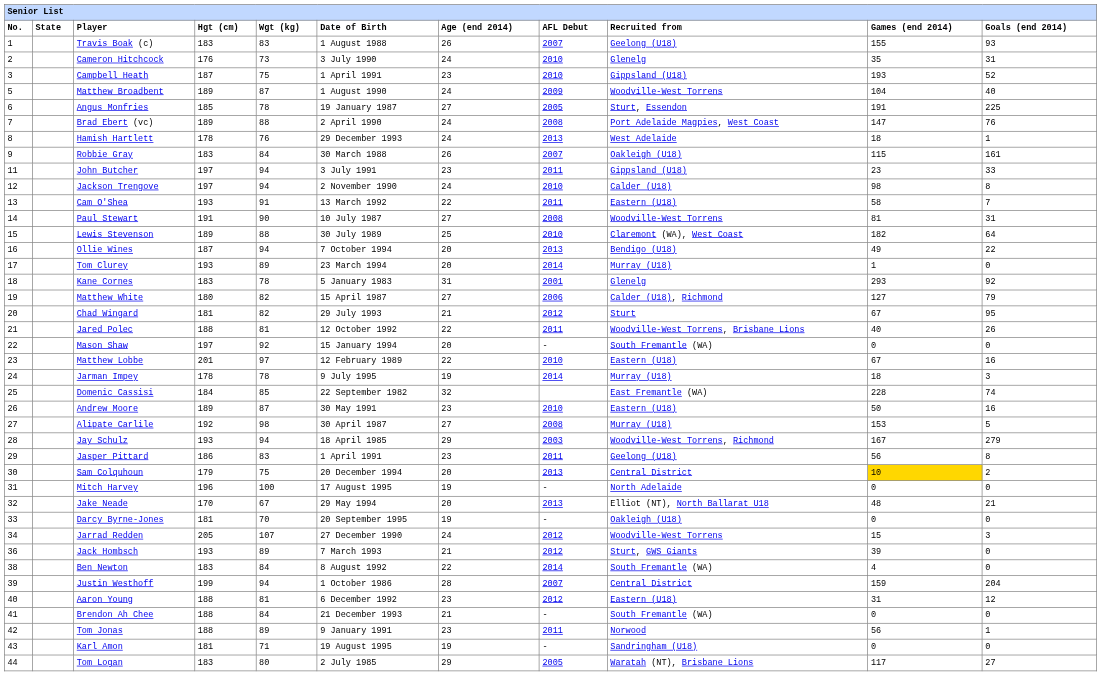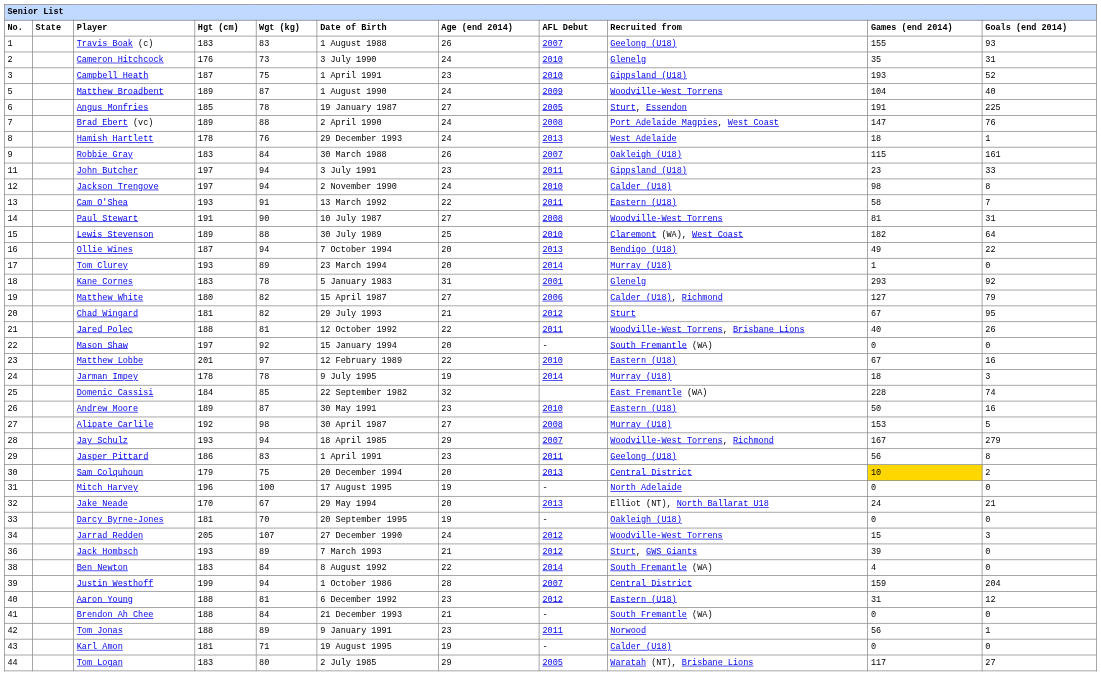(553, 441) 2003 -> (553, 441) 2007
(876, 504) 48 -> (876, 504) 24
(654, 647) Sandringham (U18) -> (641, 647) Calder (U18)
